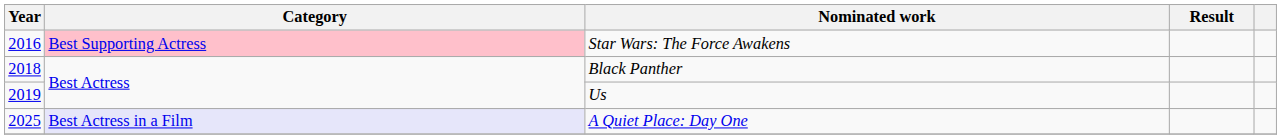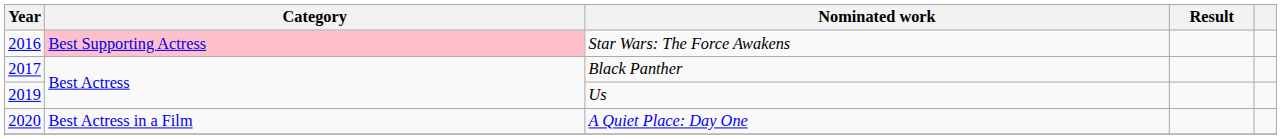(25, 69) 2018 -> (25, 69) 2017
(25, 120) 2025 -> (25, 120) 2020
(121, 120) lavender background -> (121, 120) no background
